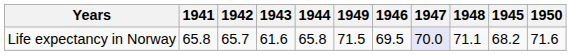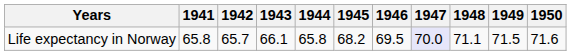columns swapped: (508, 15) <-> (353, 15)
(274, 38) 61.6 -> (274, 38) 66.1
